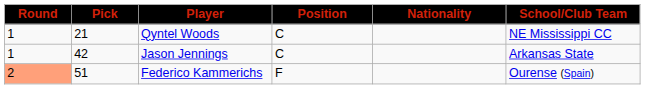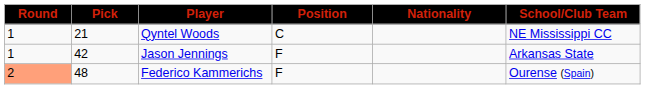(279, 53) C -> (279, 53) F
(81, 73) 51 -> (81, 73) 48
